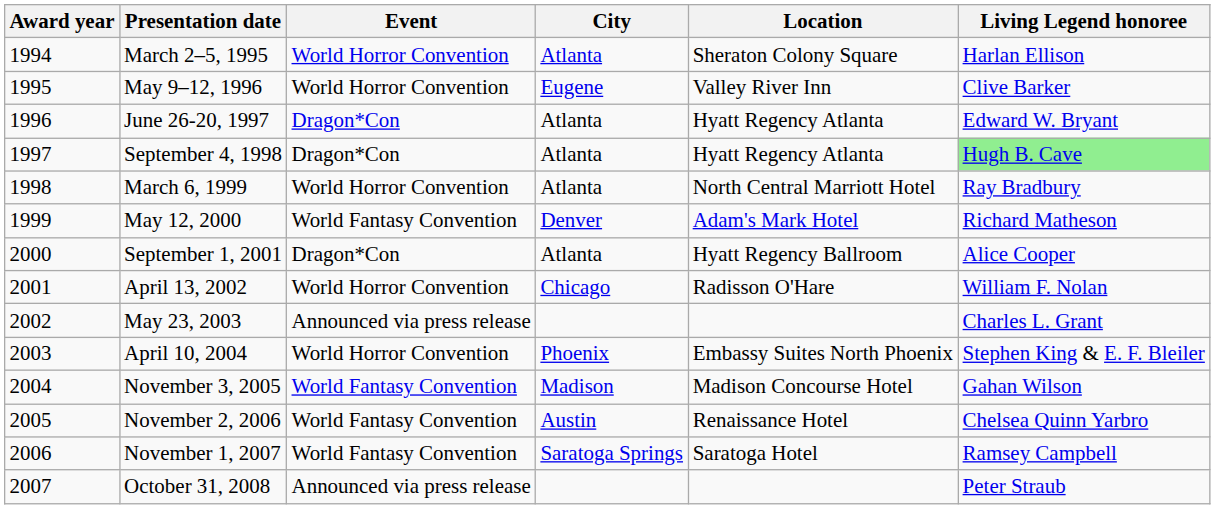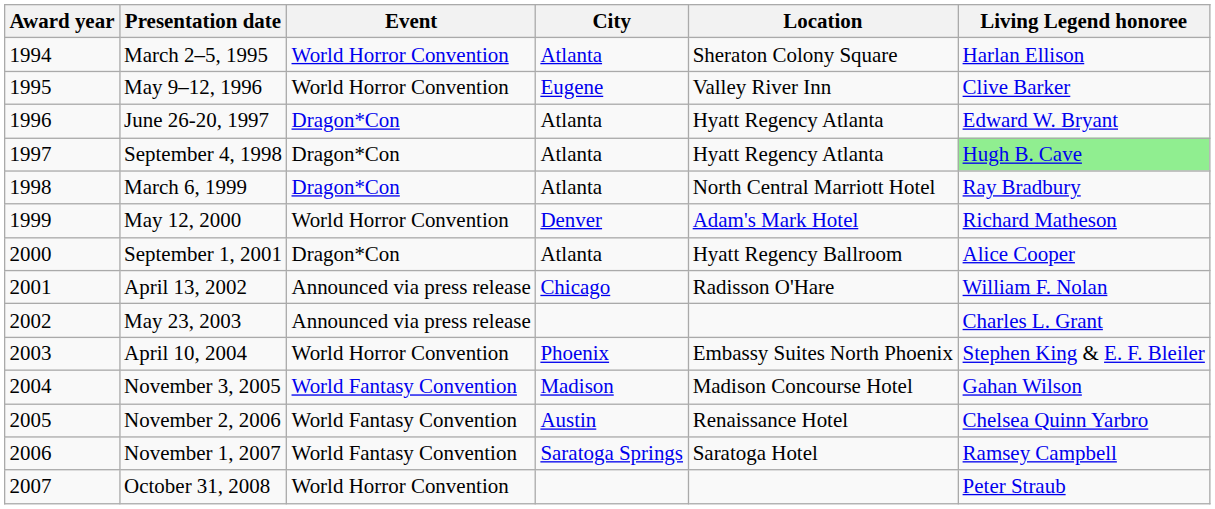(400, 187) World Horror Convention -> (346, 187) Dragon*Con
(404, 220) World Fantasy Convention -> (400, 220) World Horror Convention
(400, 287) World Horror Convention -> (411, 287) Announced via press release
(411, 486) Announced via press release -> (400, 486) World Horror Convention
